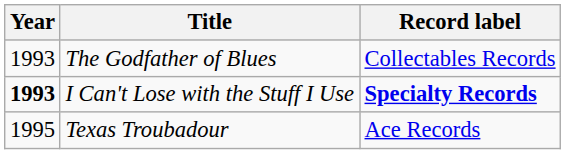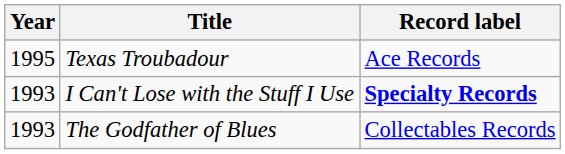rows swapped: (171, 58) <-> (147, 129)
(32, 93) bold -> (32, 93) normal
